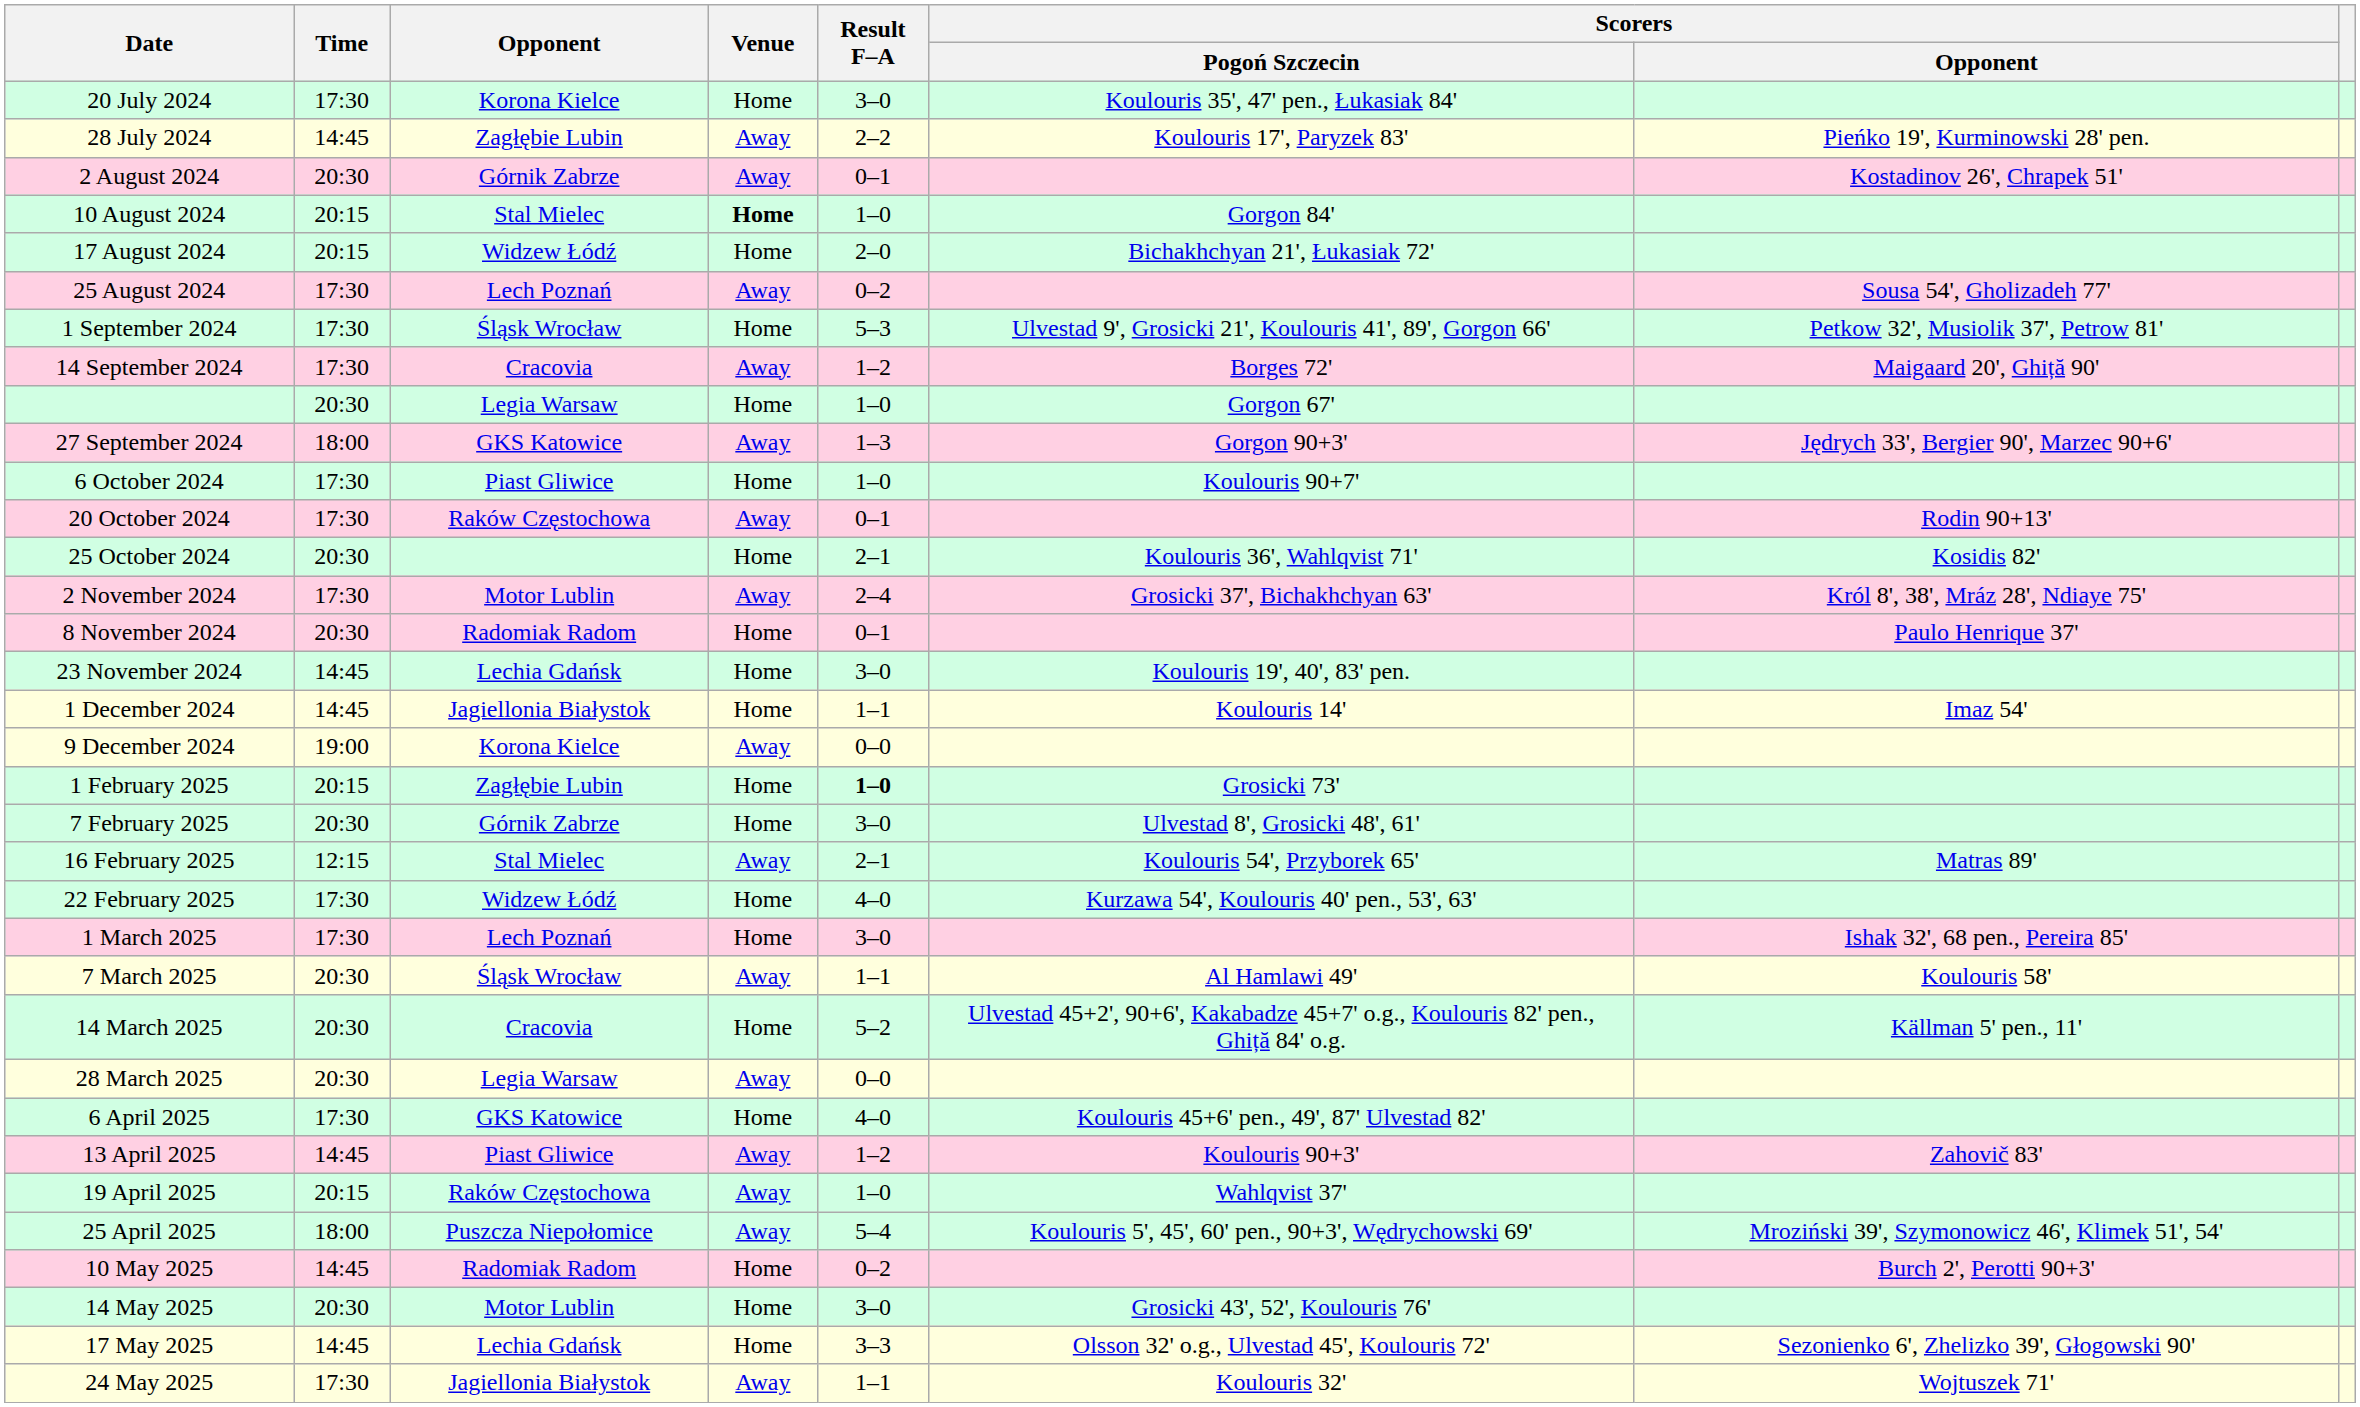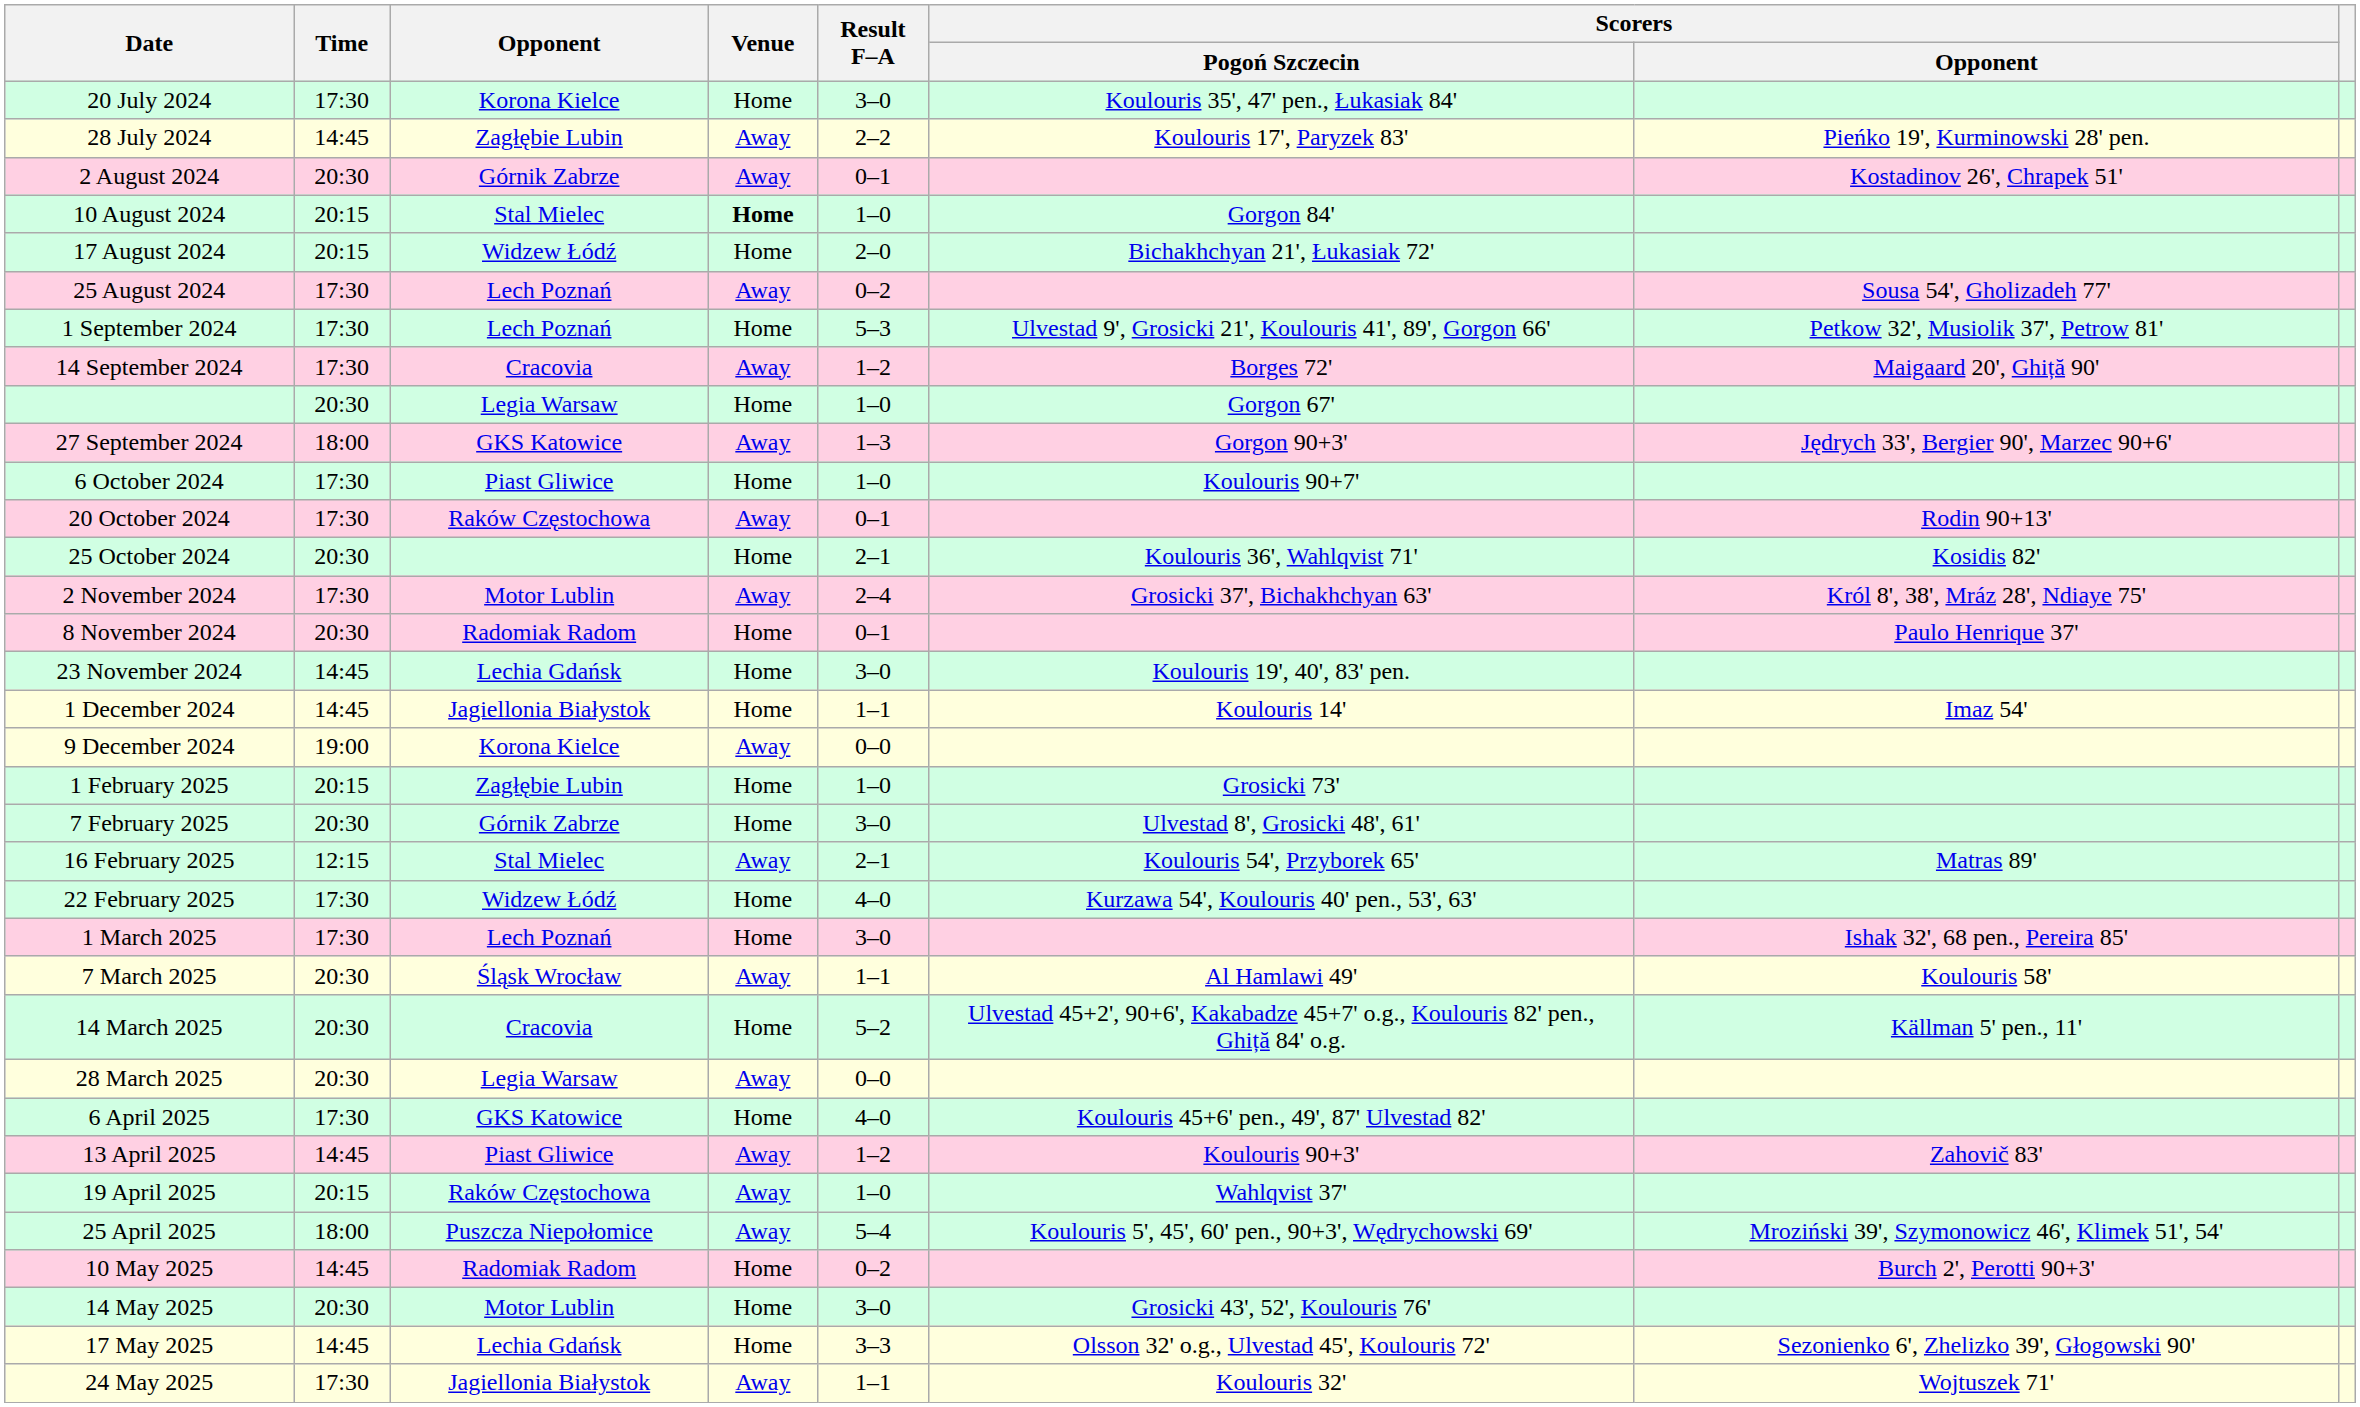(549, 328) Śląsk Wrocław -> (549, 328) Lech Poznań
(873, 784) bold -> (873, 784) normal
